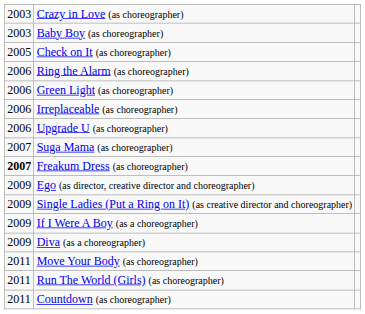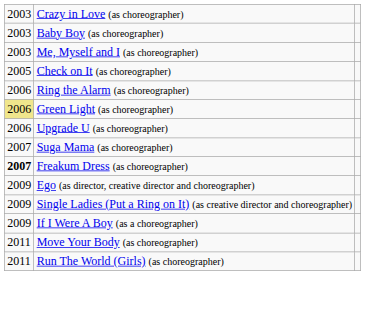+ row: (117, 52)
(19, 90) no background -> (19, 109) khaki background
- row: (107, 109)
- row: (91, 242)
- row: (104, 299)
